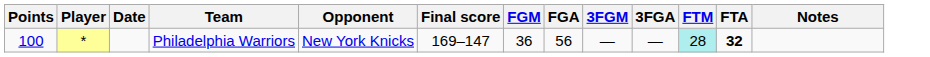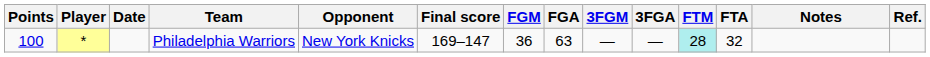+ column: (908, 17)
(564, 40) 56 -> (564, 40) 63
(734, 40) bold -> (734, 40) normal
